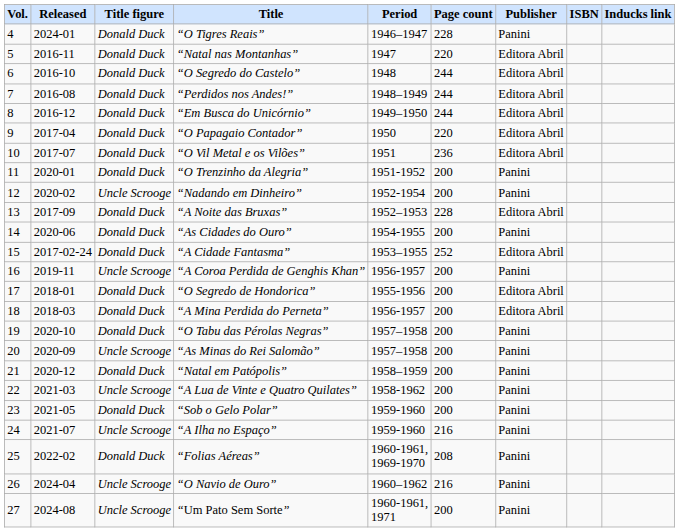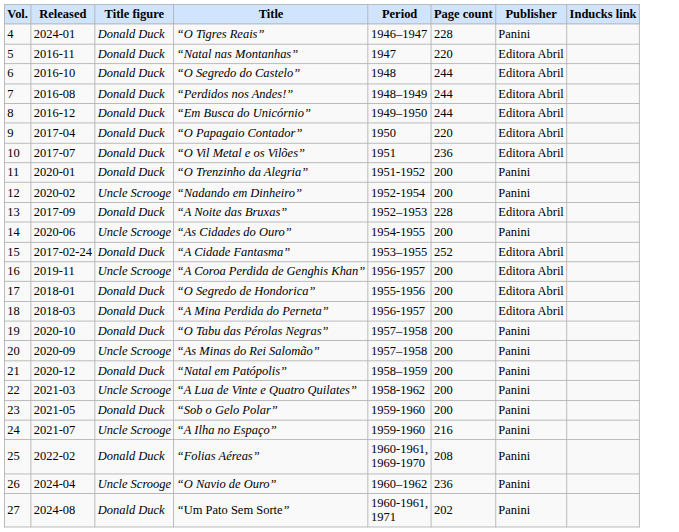- column: (584, 14)
(131, 232) Donald Duck -> (134, 232) Uncle Scrooge
(514, 271) Panini -> (531, 271) Editora Abril
(443, 483) 216 -> (443, 483) 236
(134, 510) Uncle Scrooge -> (131, 510) Donald Duck
(443, 510) 200 -> (443, 510) 202
